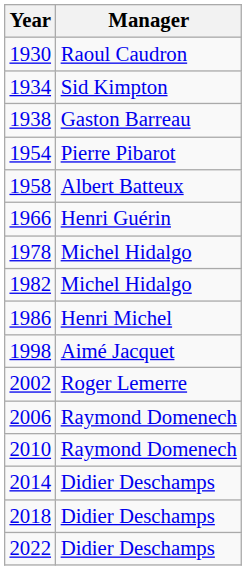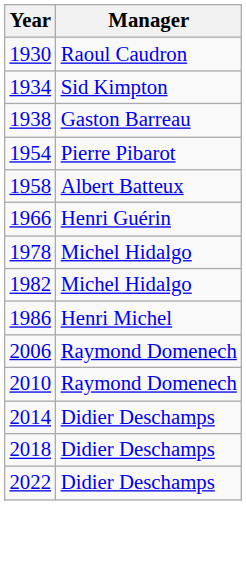- row: (30, 350)
- row: (30, 383)
